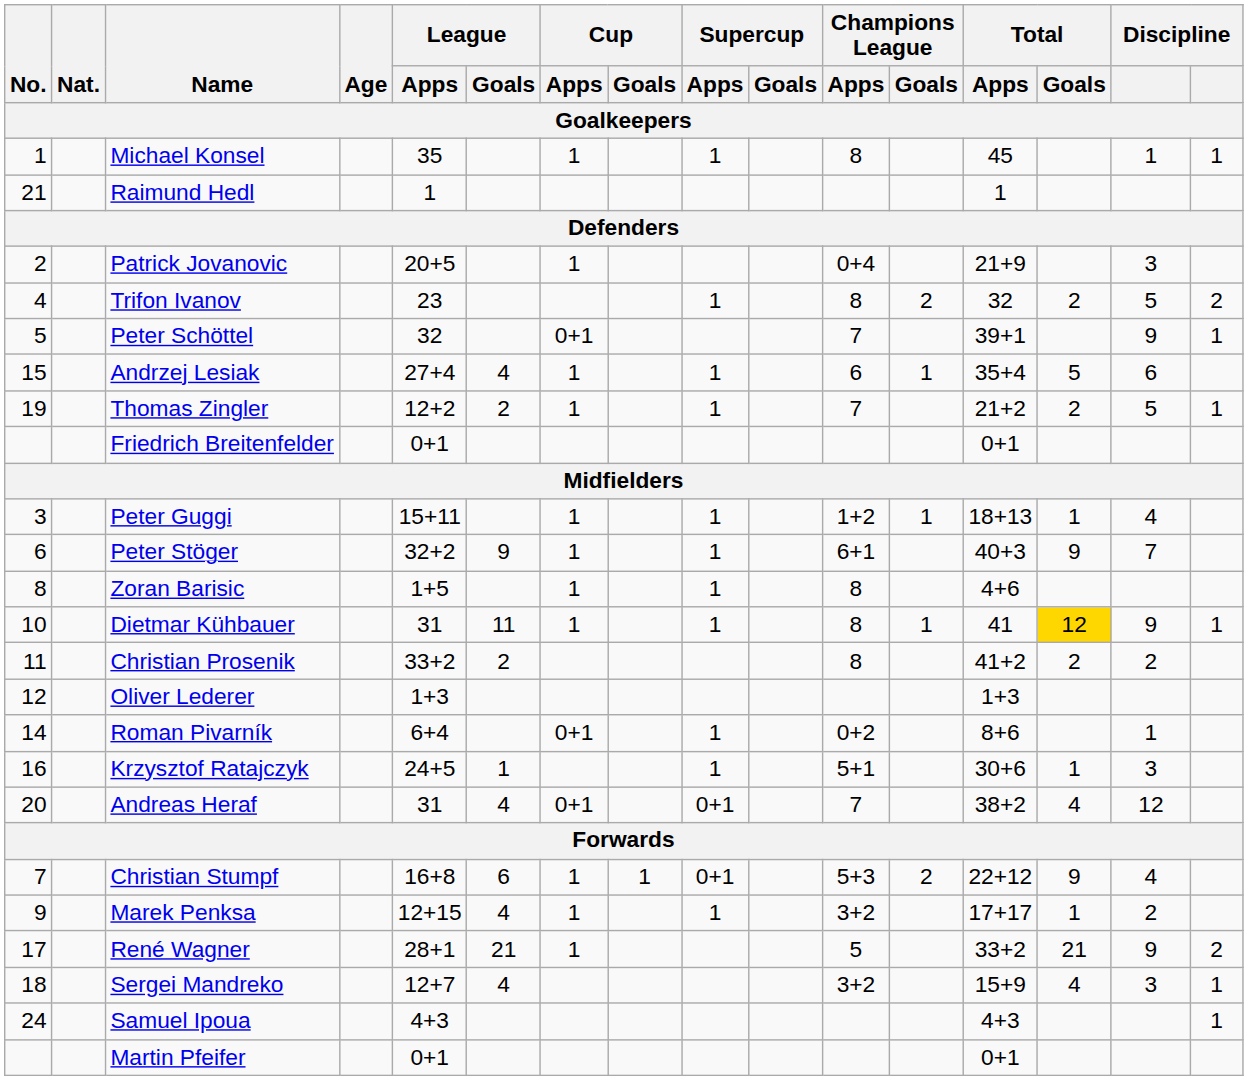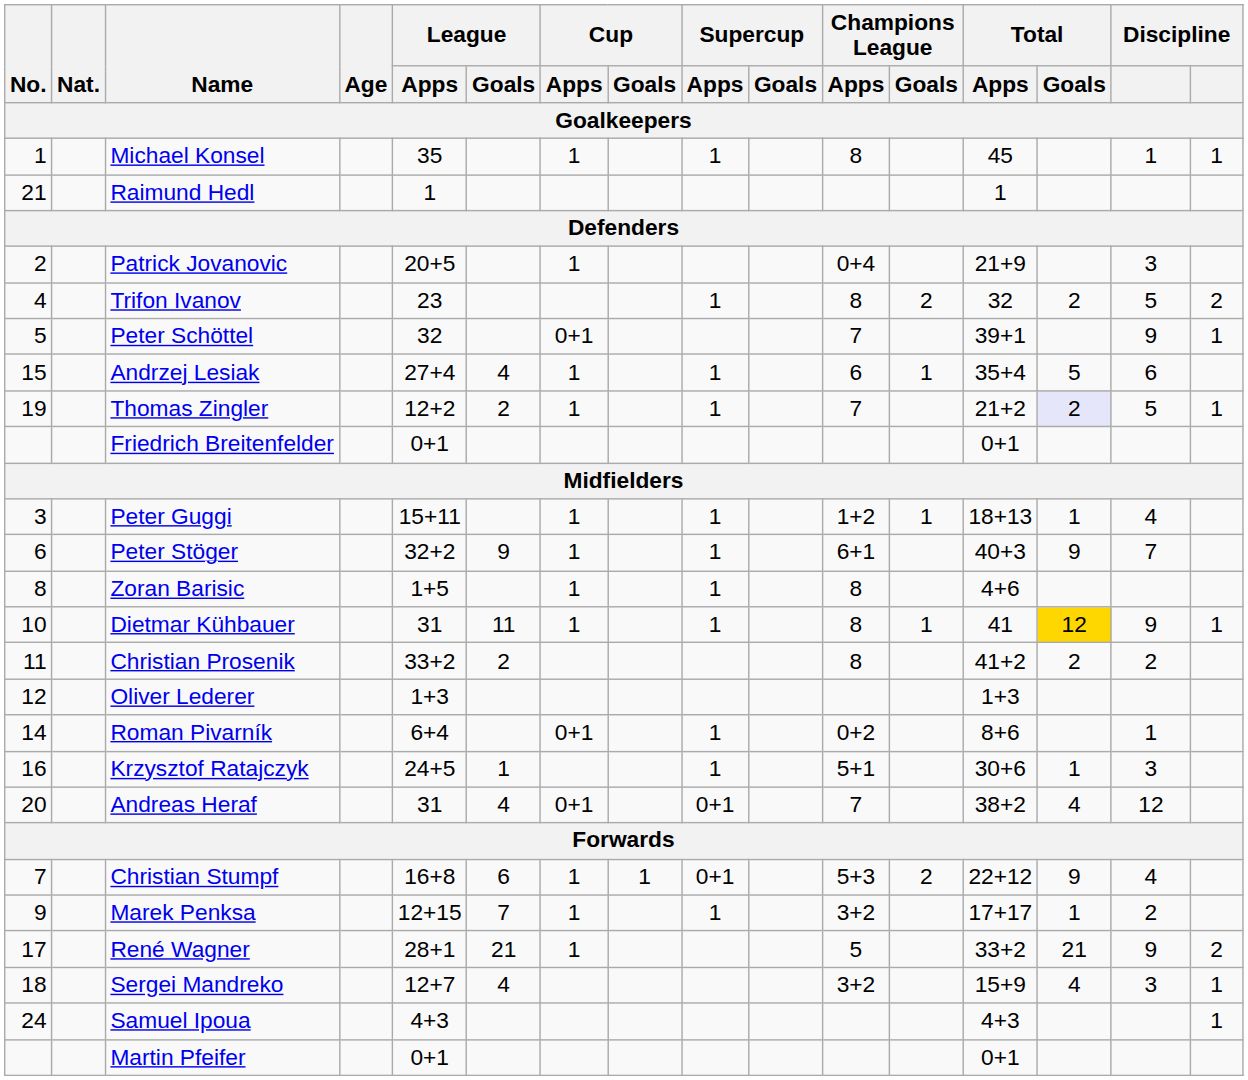(1074, 408) no background -> (1074, 408) lavender background
(504, 912) 4 -> (504, 912) 7
